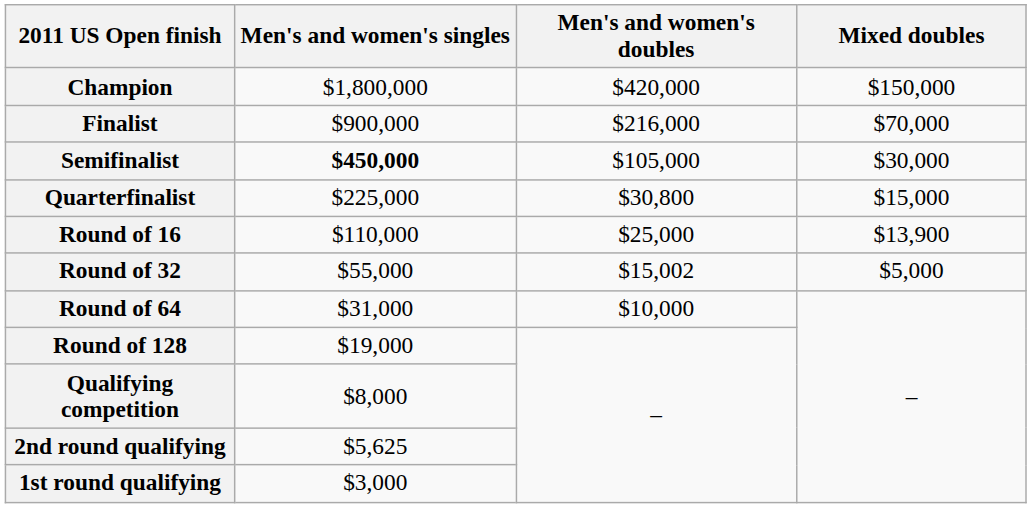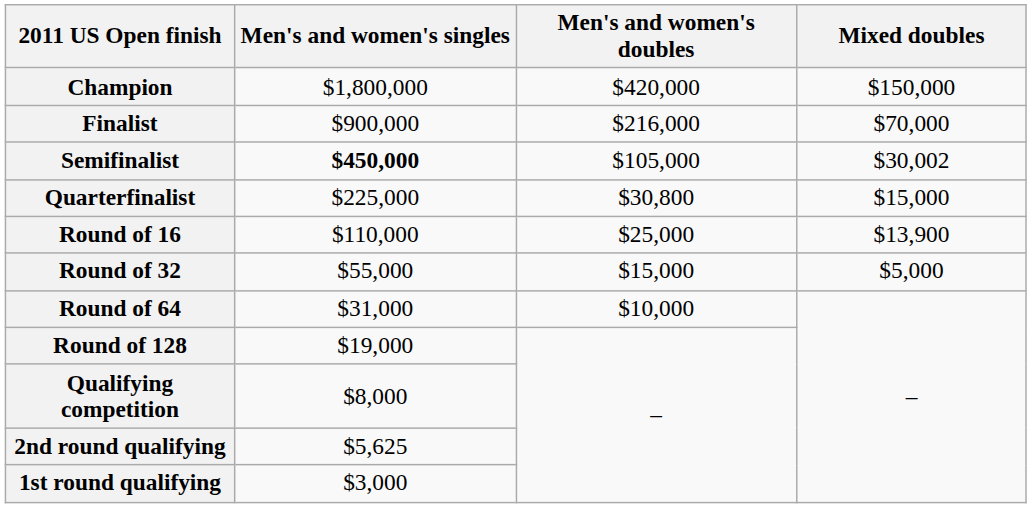(911, 160) $30,000 -> (911, 160) $30,002
(656, 271) $15,002 -> (656, 271) $15,000
